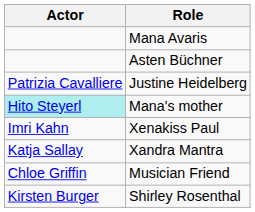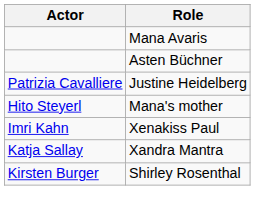(45, 106) paleturquoise background -> (45, 106) no background
- row: (179, 173)
